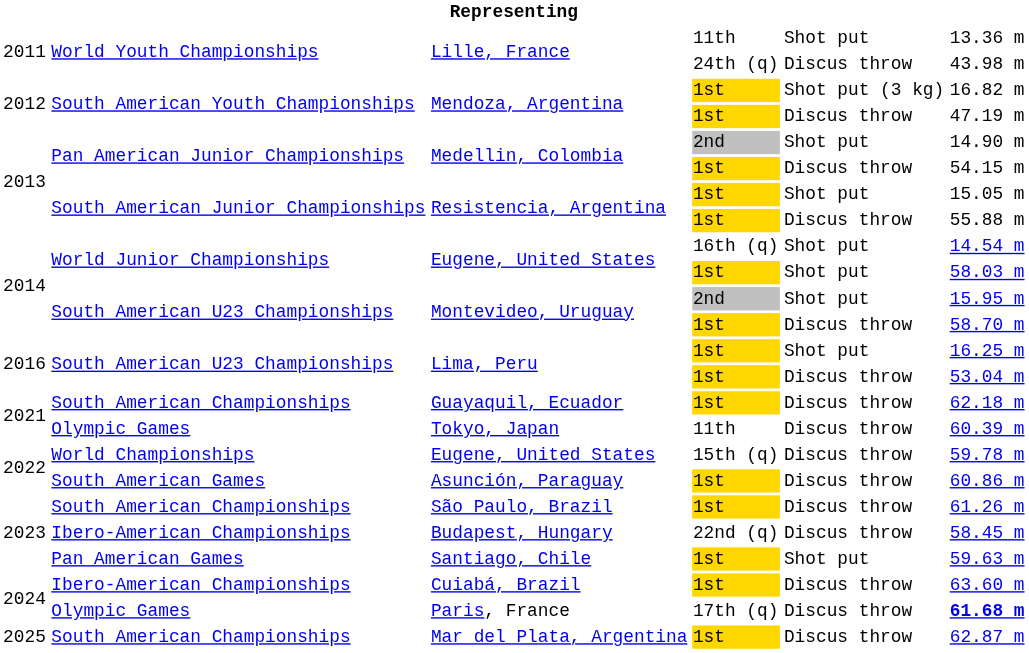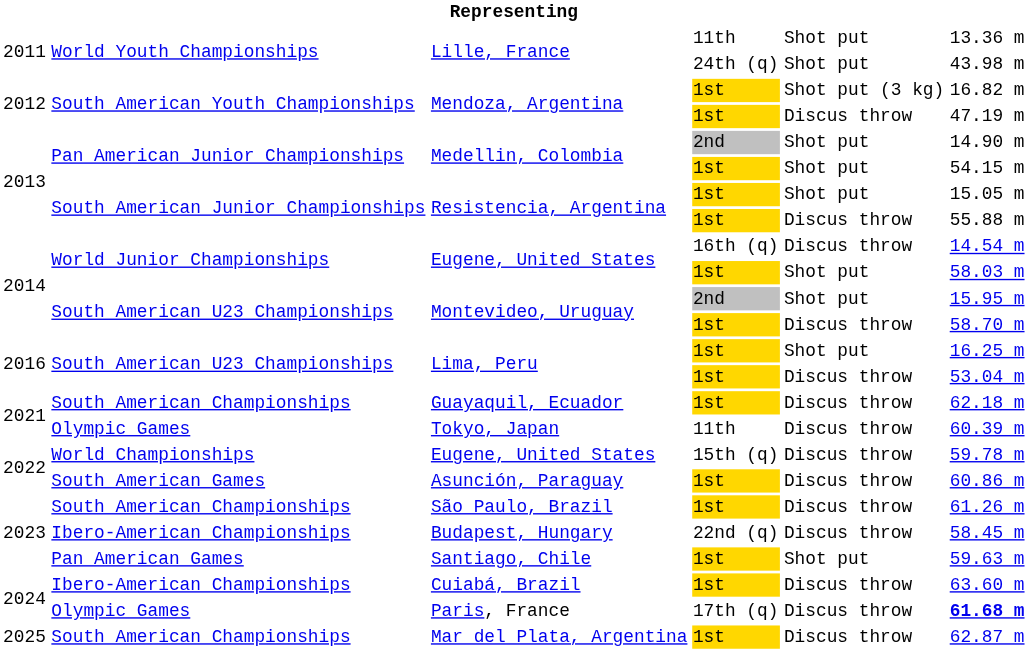(848, 64) Discus throw -> (827, 64) Shot put
(848, 169) Discus throw -> (827, 169) Shot put
(827, 247) Shot put -> (848, 247) Discus throw
